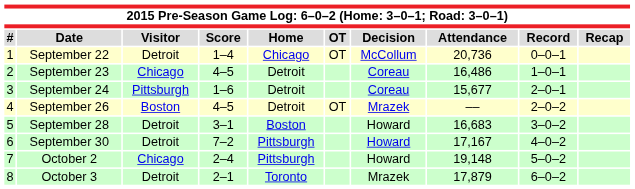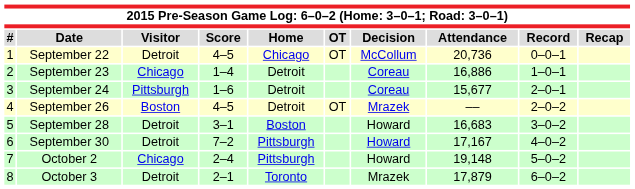(223, 55) 1–4 -> (223, 55) 4–5
(223, 72) 4–5 -> (223, 72) 1–4
(473, 72) 16,486 -> (473, 72) 16,886
